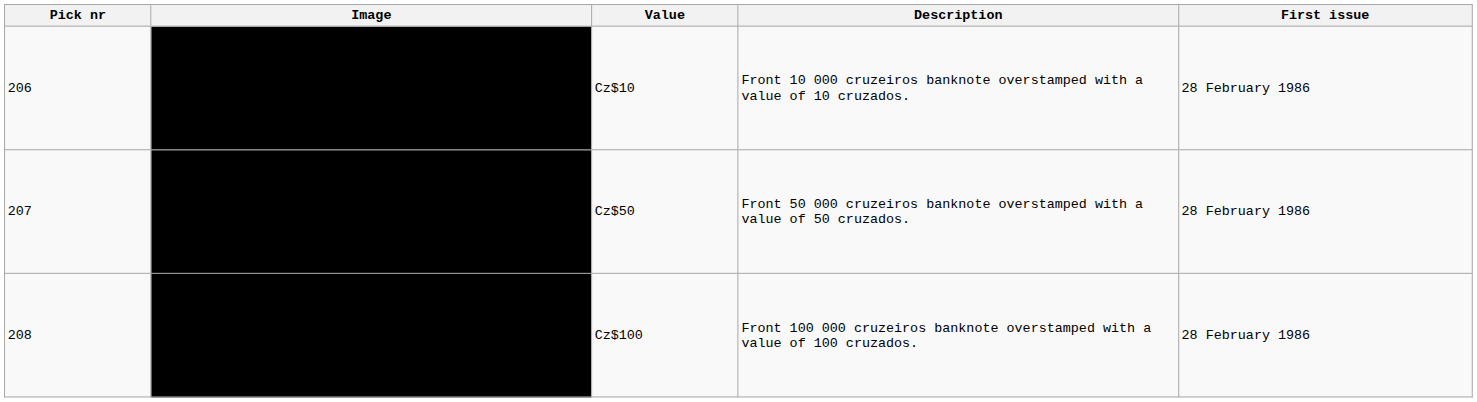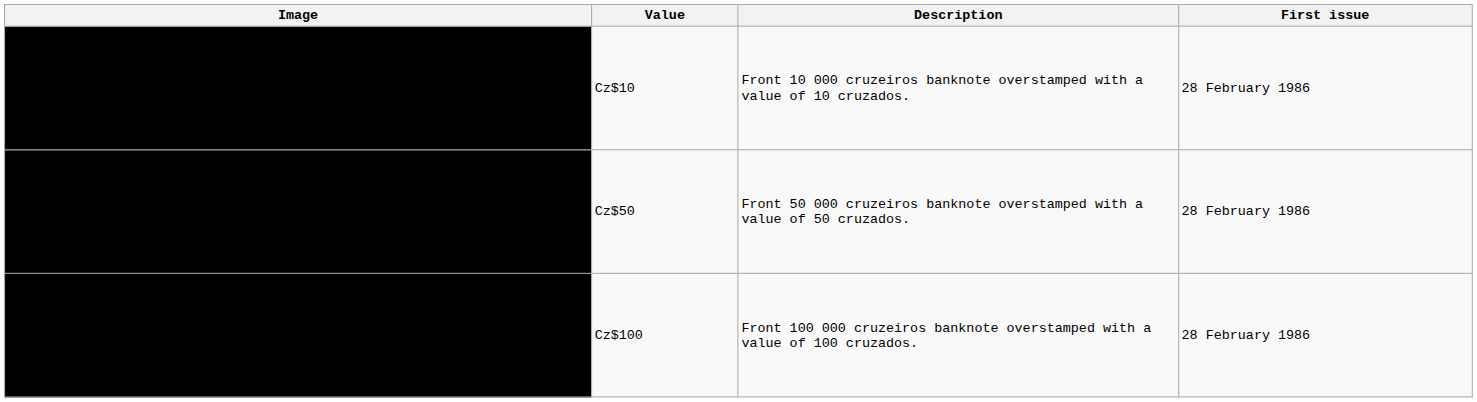- column: (78, 15)
